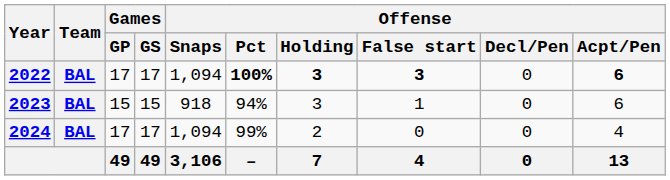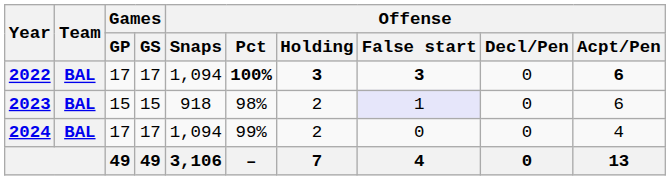(251, 104) 94% -> (251, 104) 98%
(317, 104) 3 -> (317, 104) 2
(419, 104) no background -> (419, 104) lavender background
